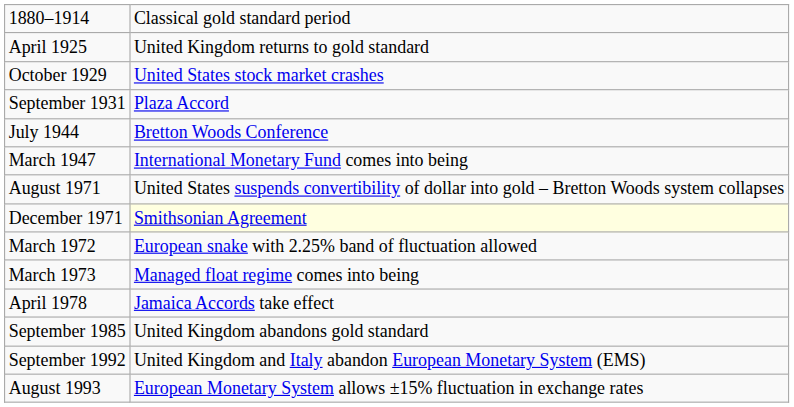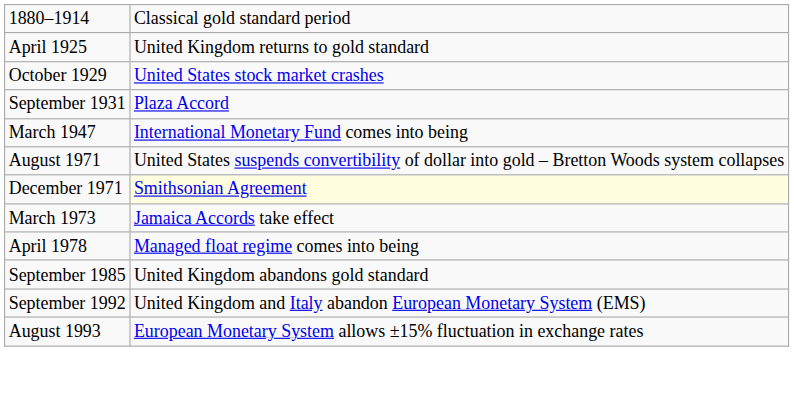- row: (44, 132)
- row: (52, 246)
(276, 274) Managed float regime comes into being -> (234, 217) Jamaica Accords take effect
(234, 302) Jamaica Accords take effect -> (276, 246) Managed float regime comes into being
